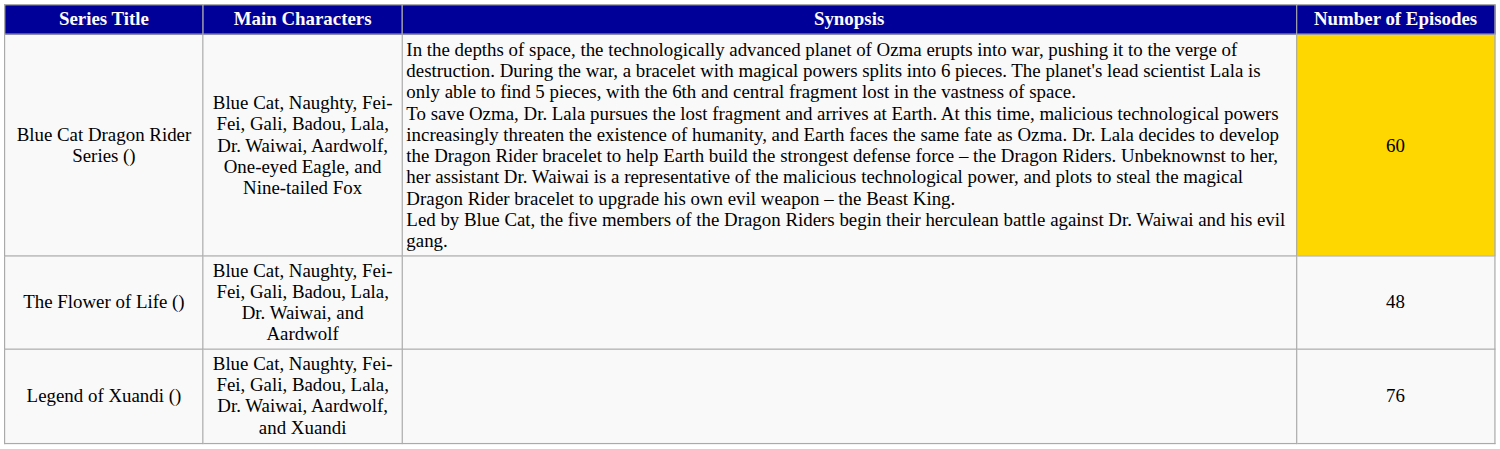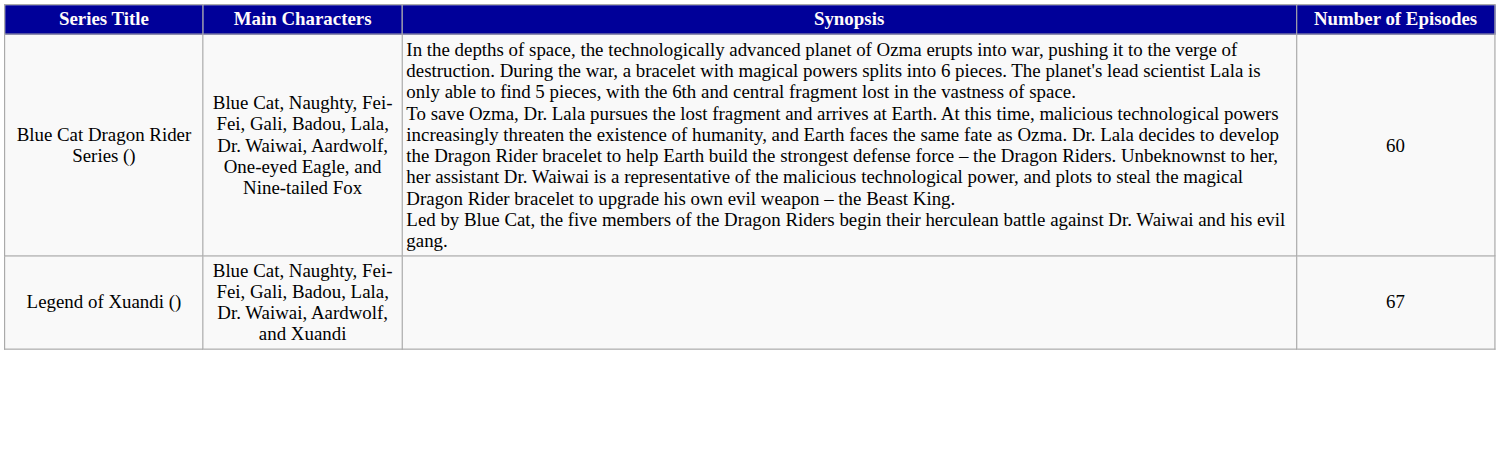(1396, 144) gold background -> (1396, 144) no background
- row: (104, 302)
(1396, 396) 76 -> (1396, 302) 67
